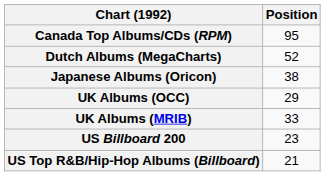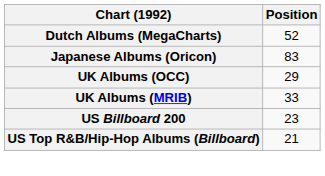- row: (134, 35)
(292, 77) 38 -> (292, 56) 83
